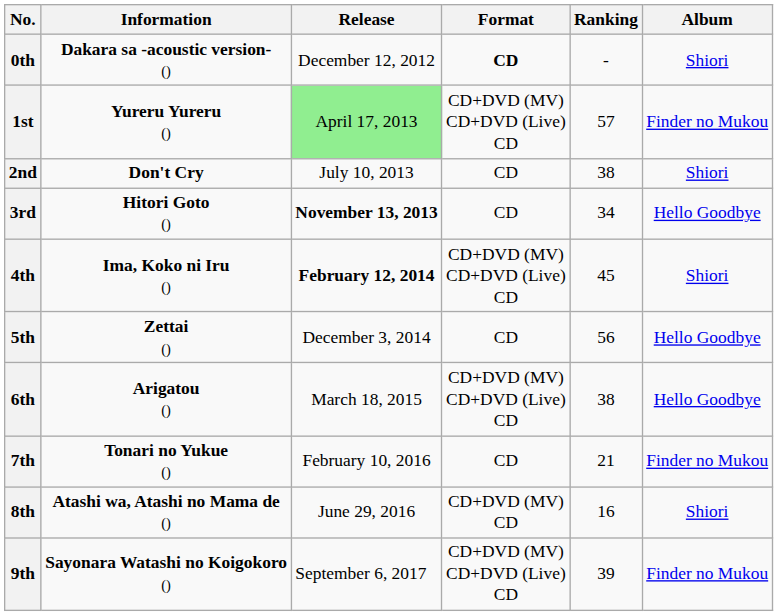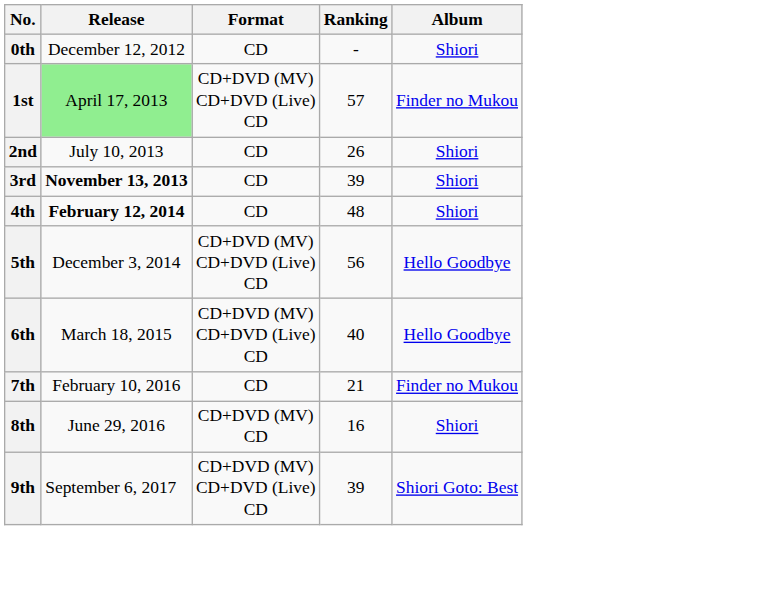- column: (166, 19)
(506, 59) bold -> (256, 49) normal
(606, 172) 38 -> (356, 151) 26
(606, 213) 34 -> (356, 181) 39
(707, 213) Hello Goodbye -> (457, 181) Shiori
(506, 275) CD+DVD (MV) CD+DVD (Live) CD -> (256, 210) CD
(606, 275) 45 -> (356, 210) 48
(506, 337) CD -> (256, 262) CD+DVD (MV) CD+DVD (Live) CD
(606, 399) 38 -> (356, 334) 40
(707, 573) Finder no Mukou -> (457, 488) Shiori Goto: Best
